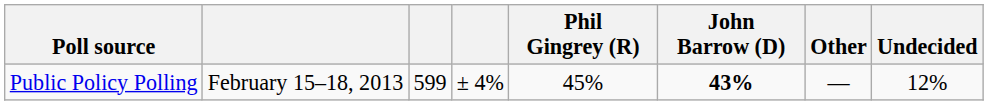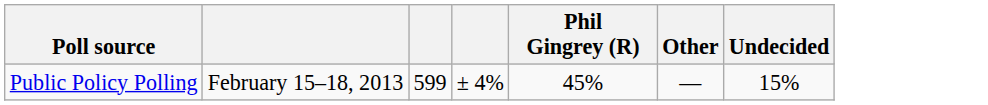- column: (731, 34)
(927, 81) 12% -> (779, 81) 15%
